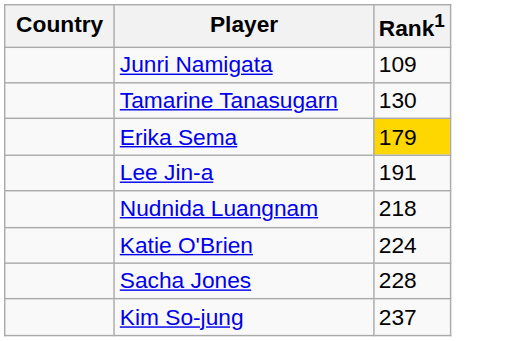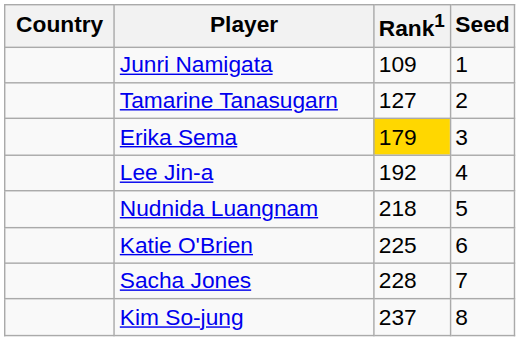+ column: (483, 25)
(398, 100) 130 -> (398, 100) 127
(398, 172) 191 -> (398, 172) 192
(398, 244) 224 -> (398, 244) 225
